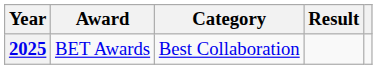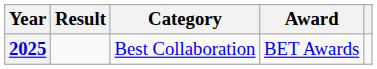columns swapped: (103, 19) <-> (334, 19)
